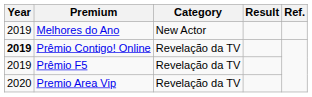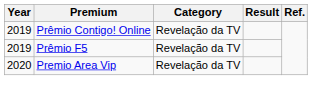- row: (78, 30)
(19, 48) bold -> (19, 30) normal
